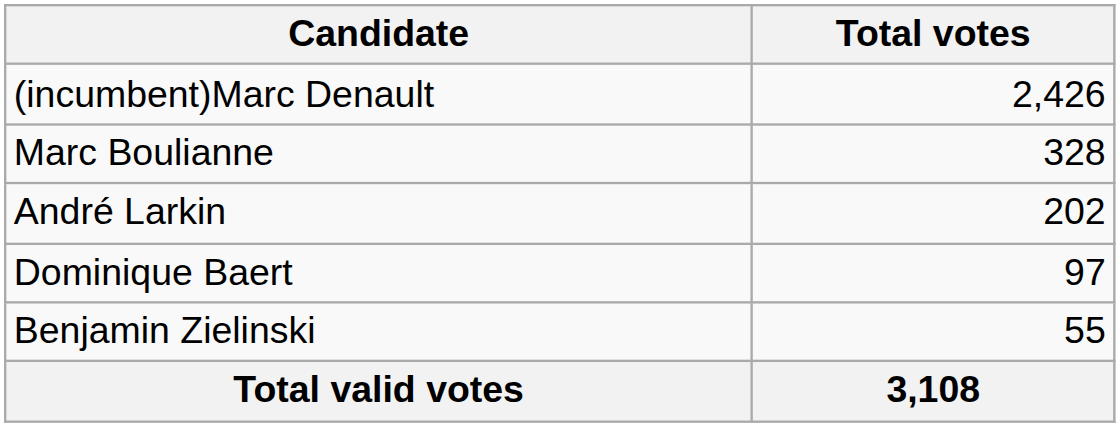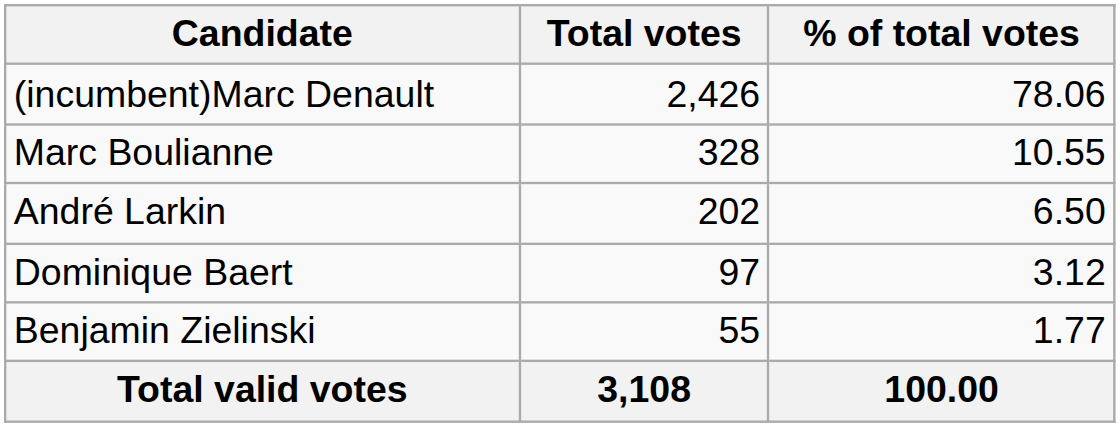+ column: (942, 34)
